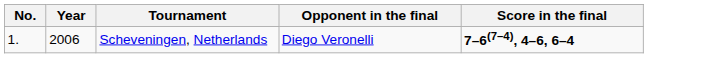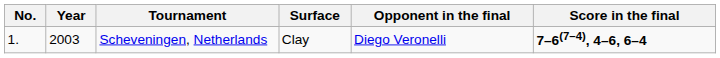+ column: (315, 15)
(64, 39) 2006 -> (64, 39) 2003
